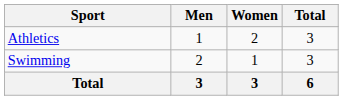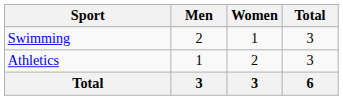rows swapped: (33, 38) <-> (39, 60)
